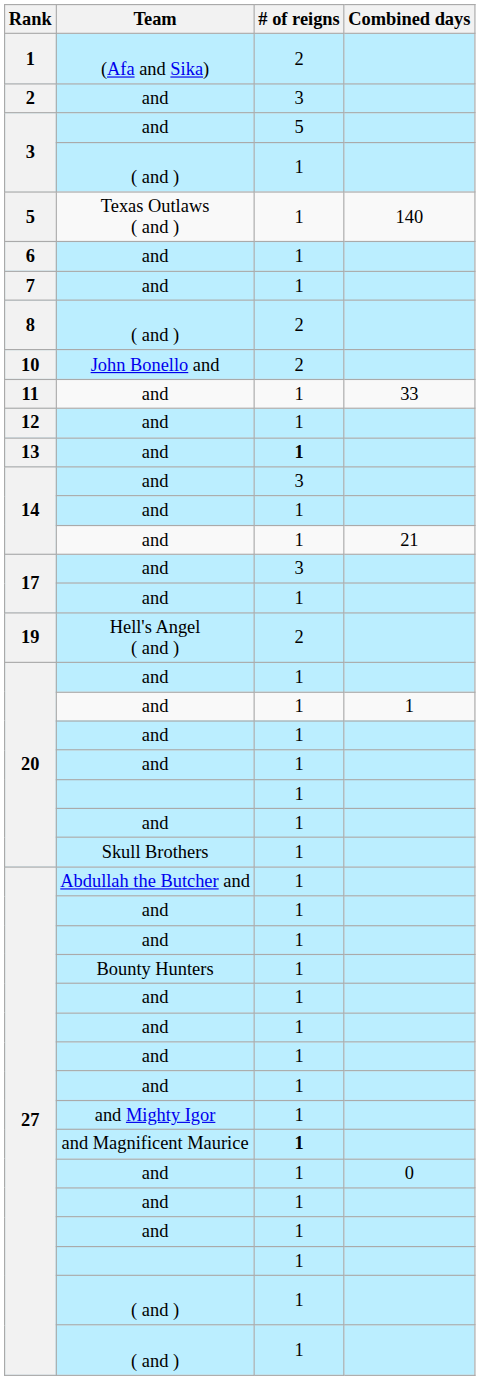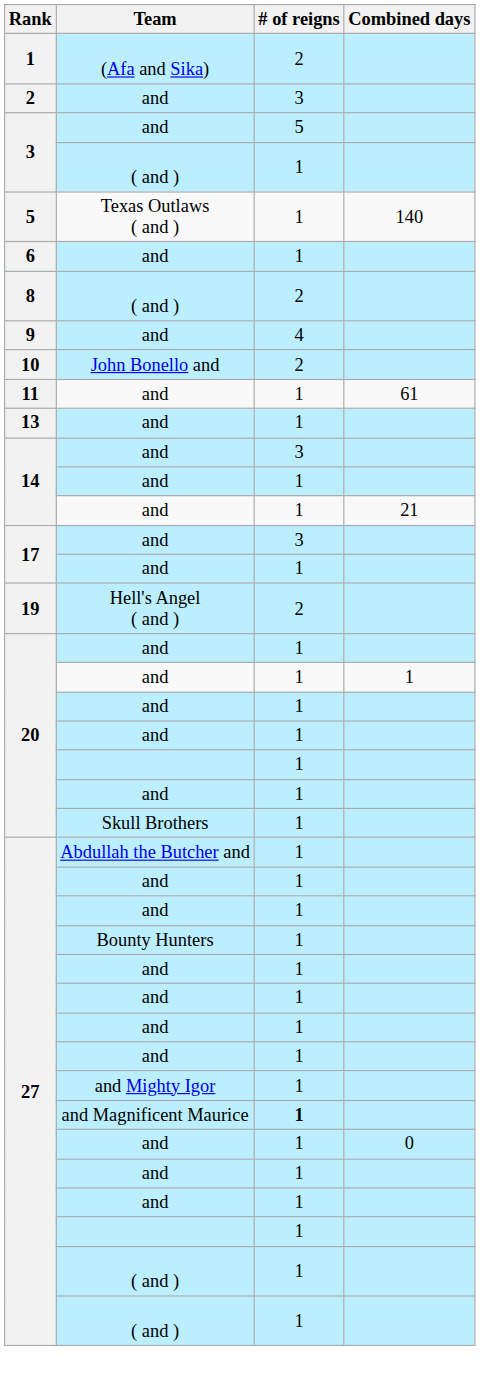- row: (30, 285)
+ row: (30, 335)
(409, 393) 33 -> (409, 393) 61
- row: (30, 422)
(299, 452) bold -> (299, 422) normal
